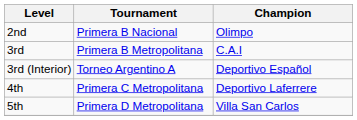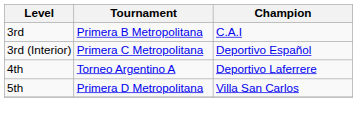- row: (17, 32)
(126, 69) Torneo Argentino A -> (140, 50) Primera C Metropolitana
(140, 87) Primera C Metropolitana -> (126, 69) Torneo Argentino A
